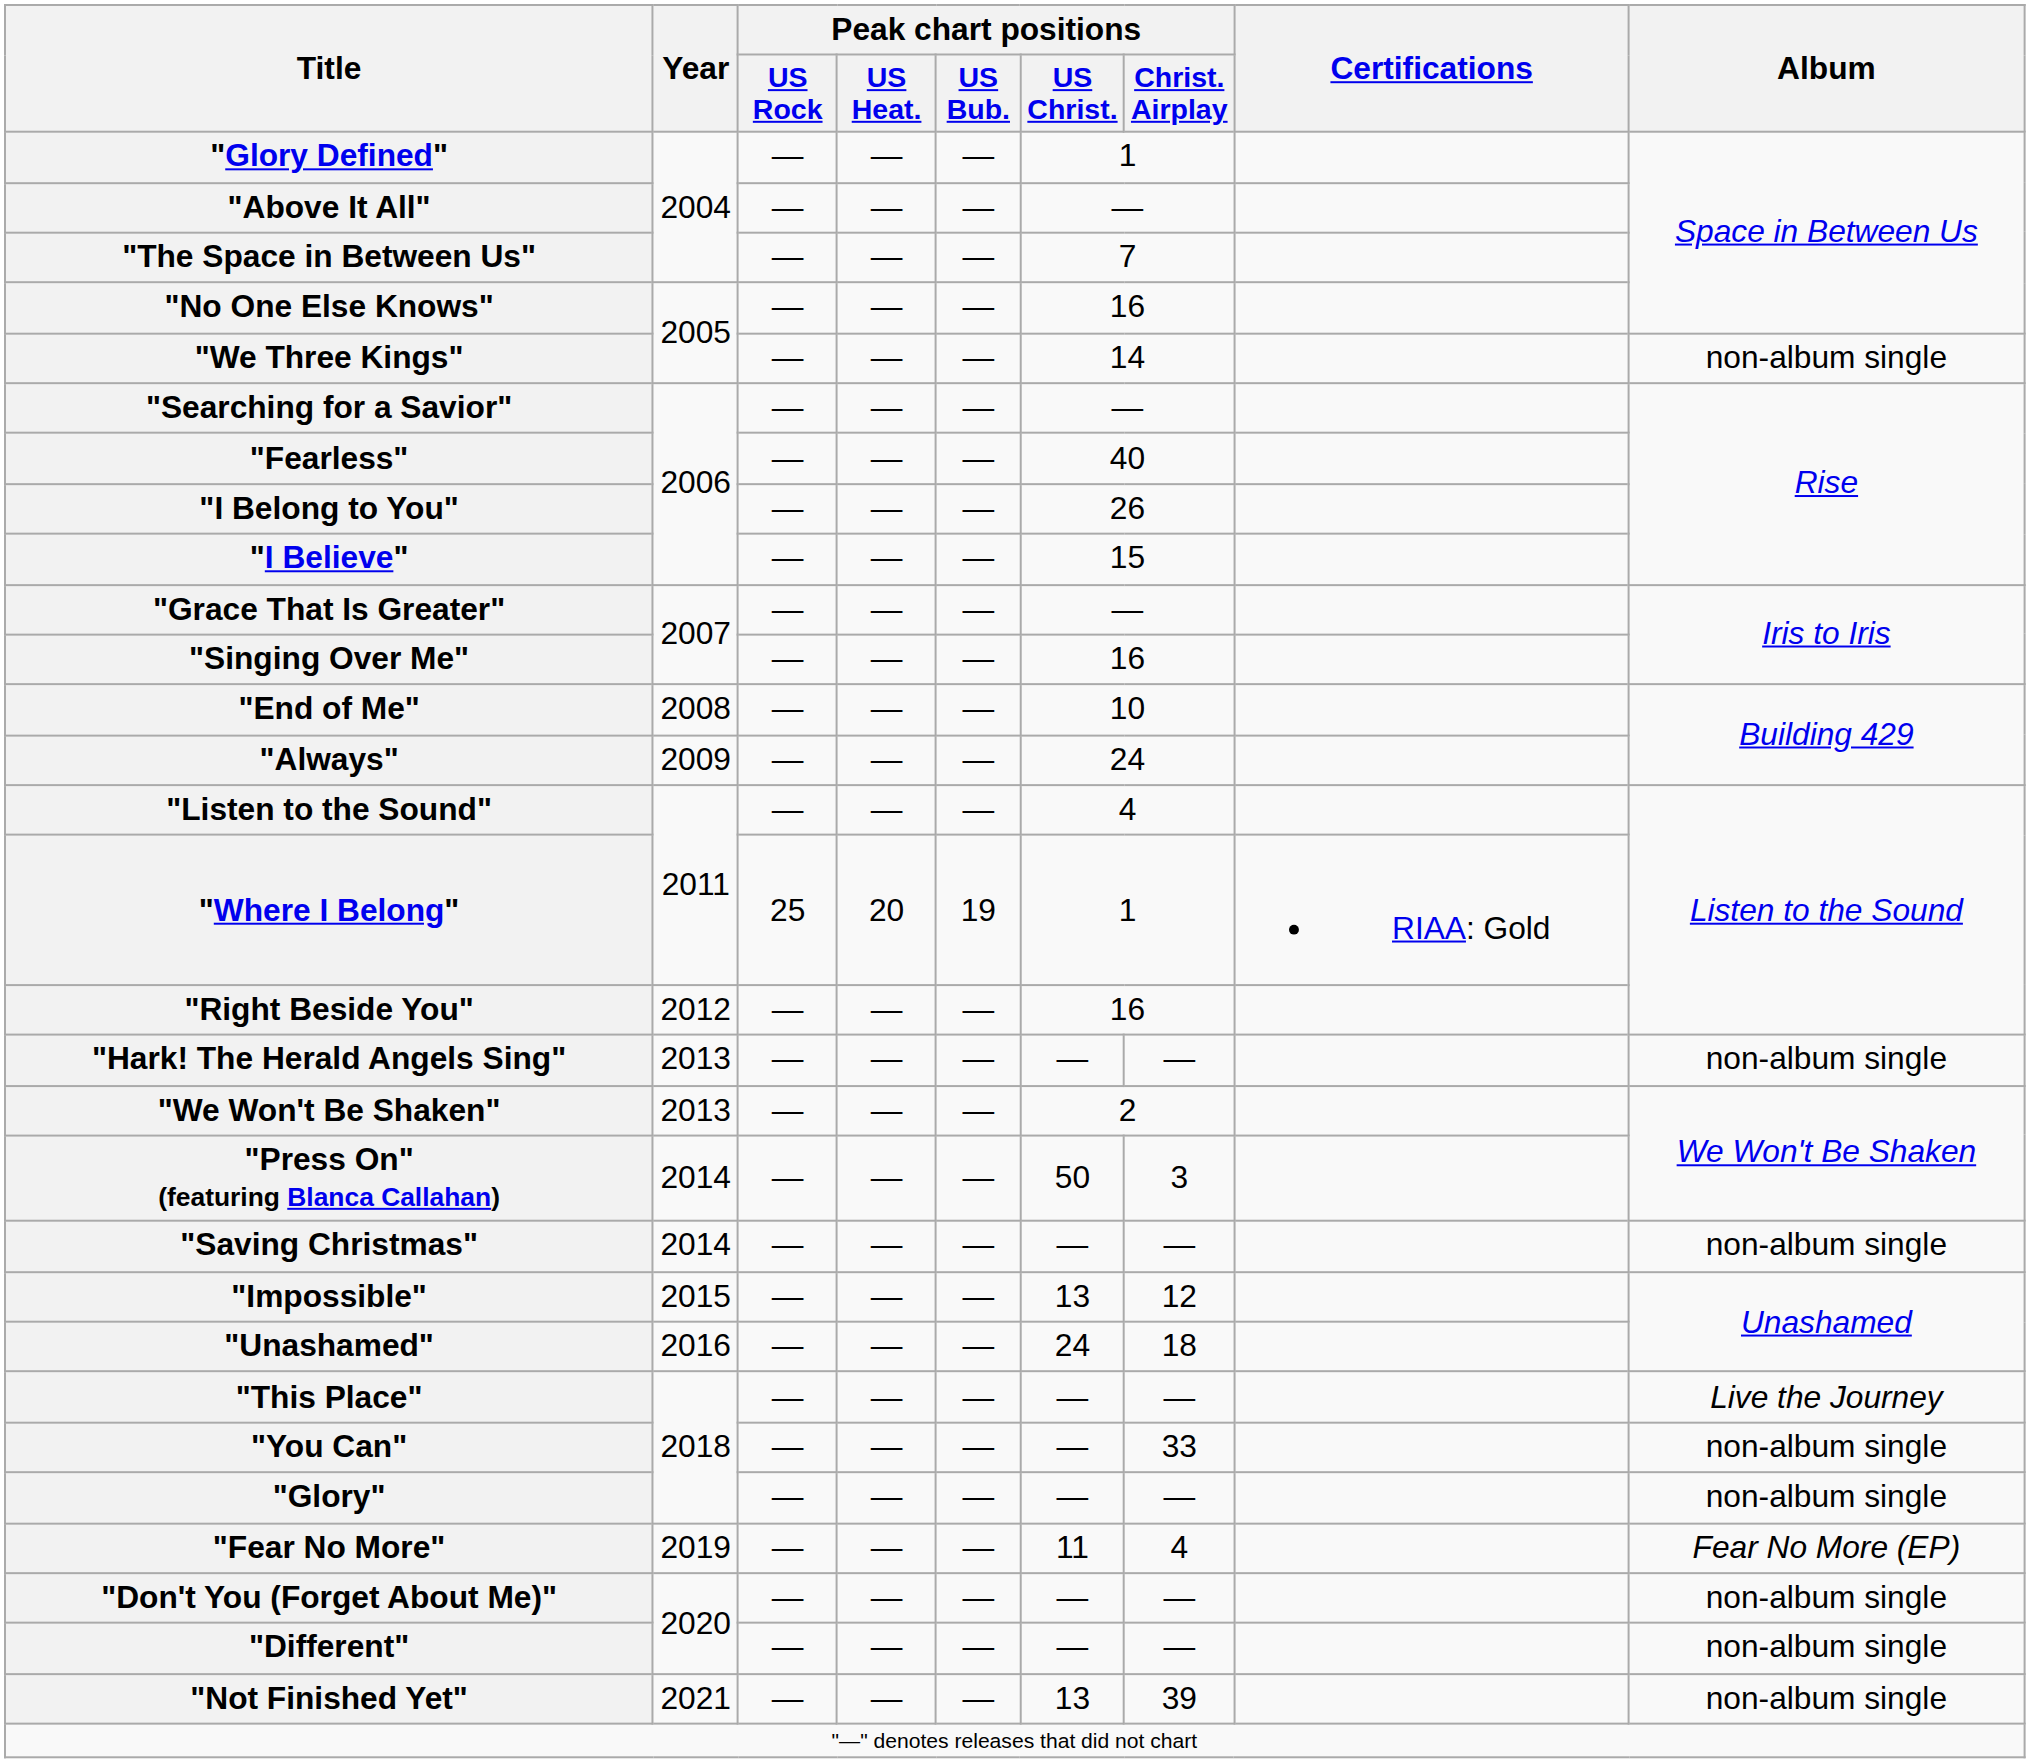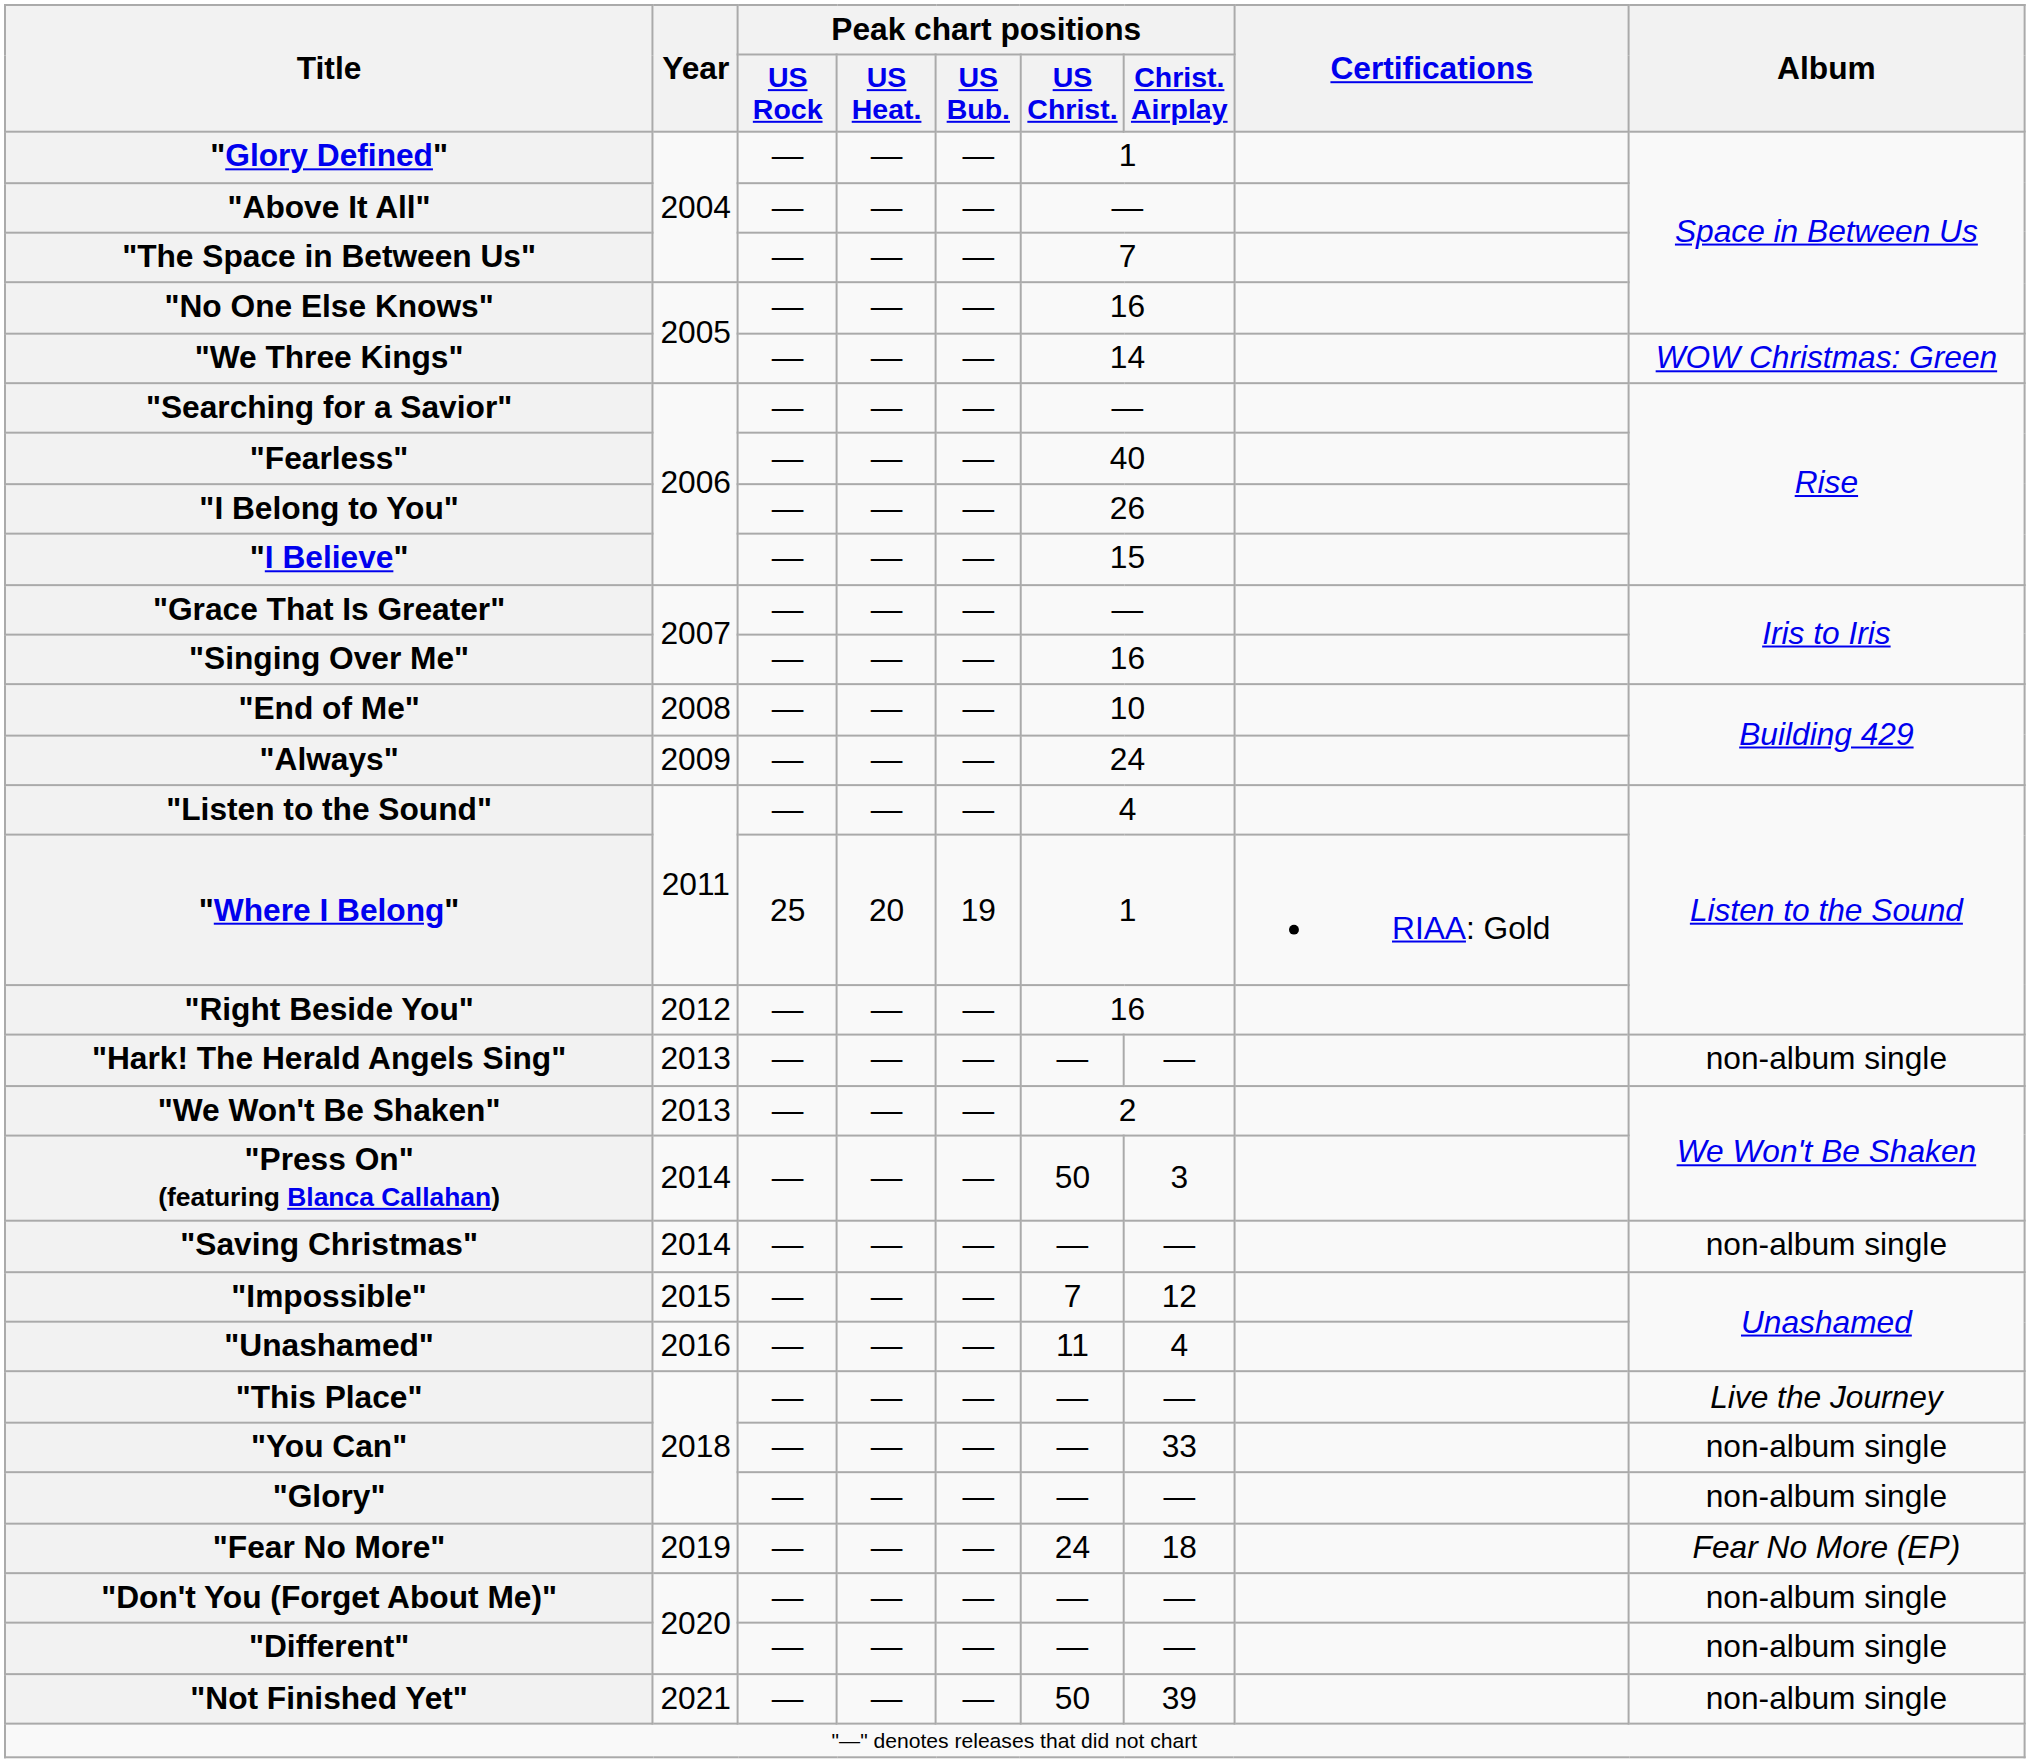(1826, 357) non-album single -> (1826, 357) WOW Christmas: Green
(1072, 1296) 13 -> (1072, 1296) 7
(1072, 1346) 24 -> (1072, 1346) 11
(1179, 1346) 18 -> (1179, 1346) 4
(1072, 1547) 11 -> (1072, 1547) 24
(1179, 1547) 4 -> (1179, 1547) 18
(1072, 1698) 13 -> (1072, 1698) 50
